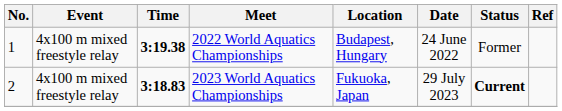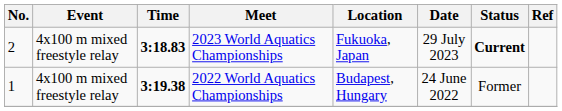rows swapped: (254, 47) <-> (254, 86)
